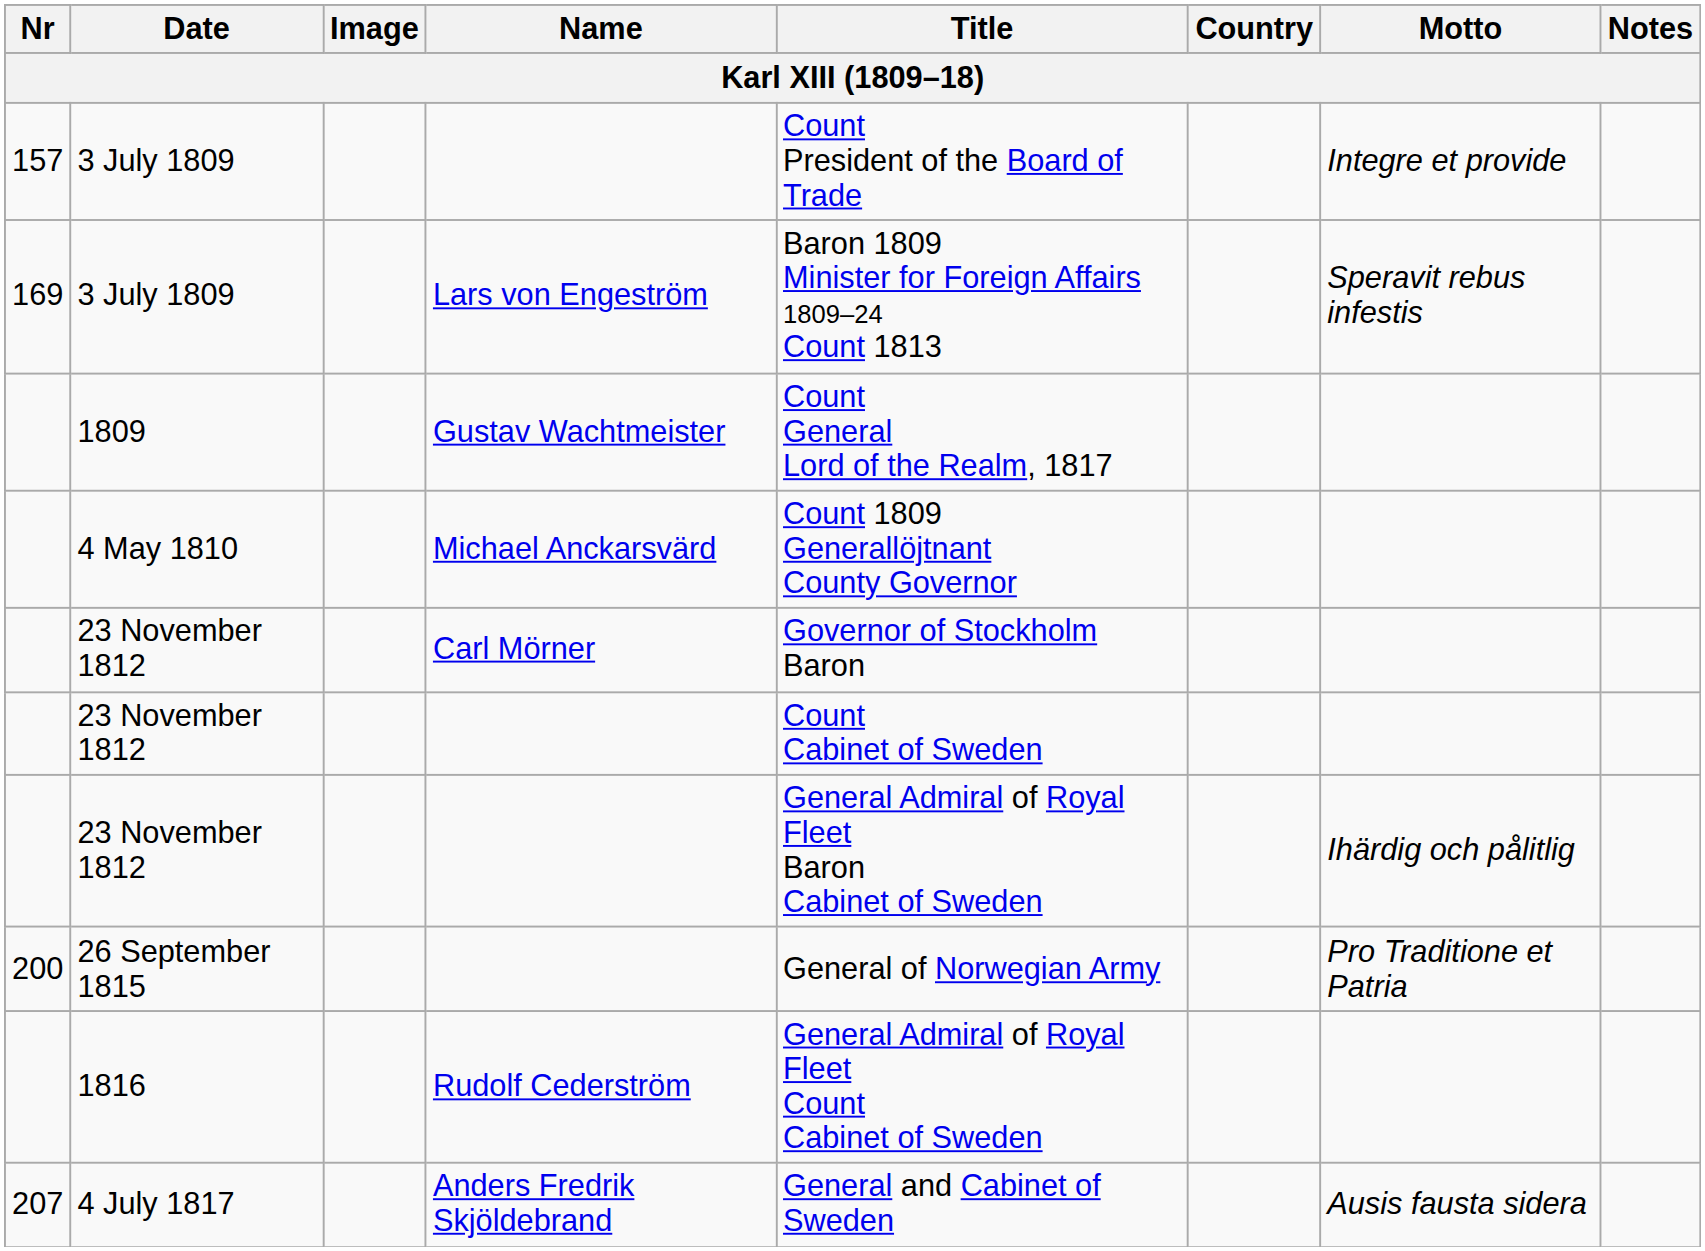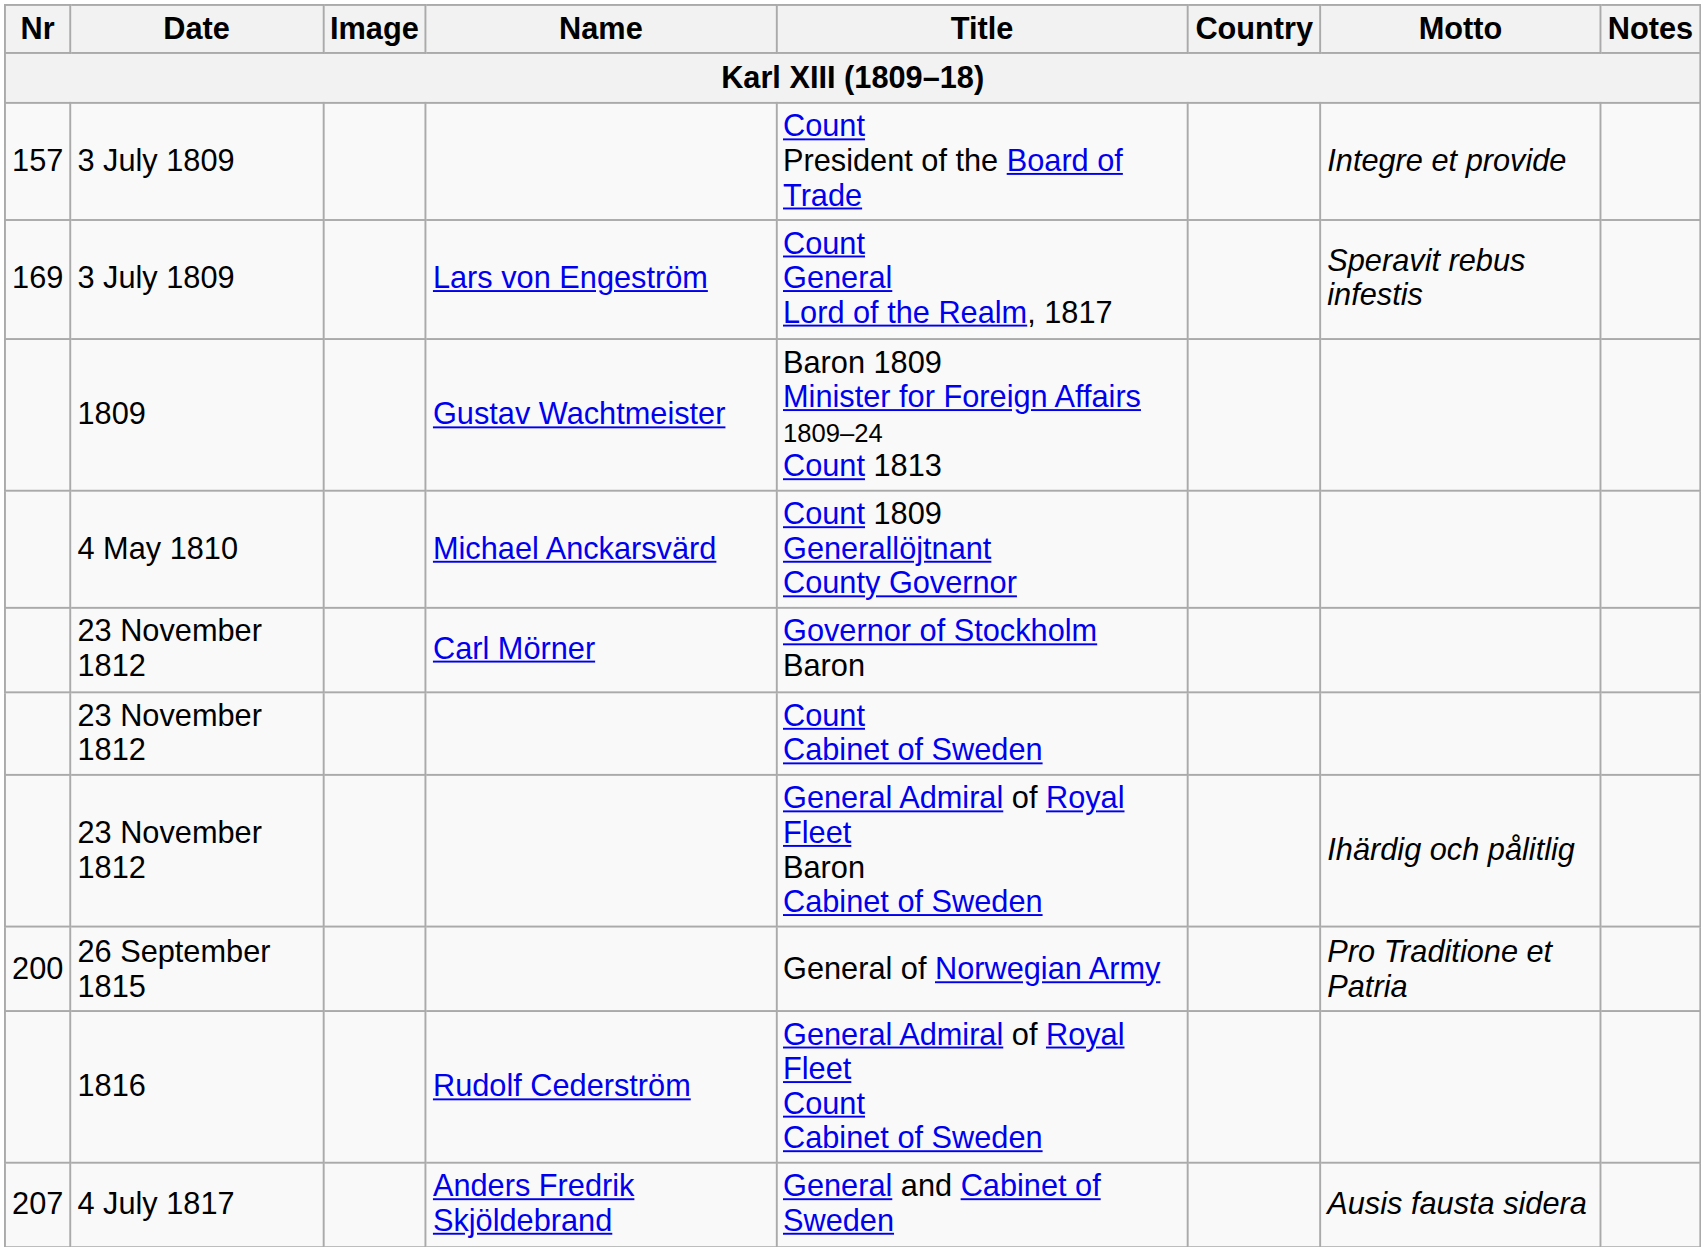(962, 295) Baron 1809 Minister for Foreign Affairs 1809–24 Count 1813 -> (948, 278) Count General Lord of the Realm, 1817
(948, 431) Count General Lord of the Realm, 1817 -> (962, 413) Baron 1809 Minister for Foreign Affairs 1809–24 Count 1813
